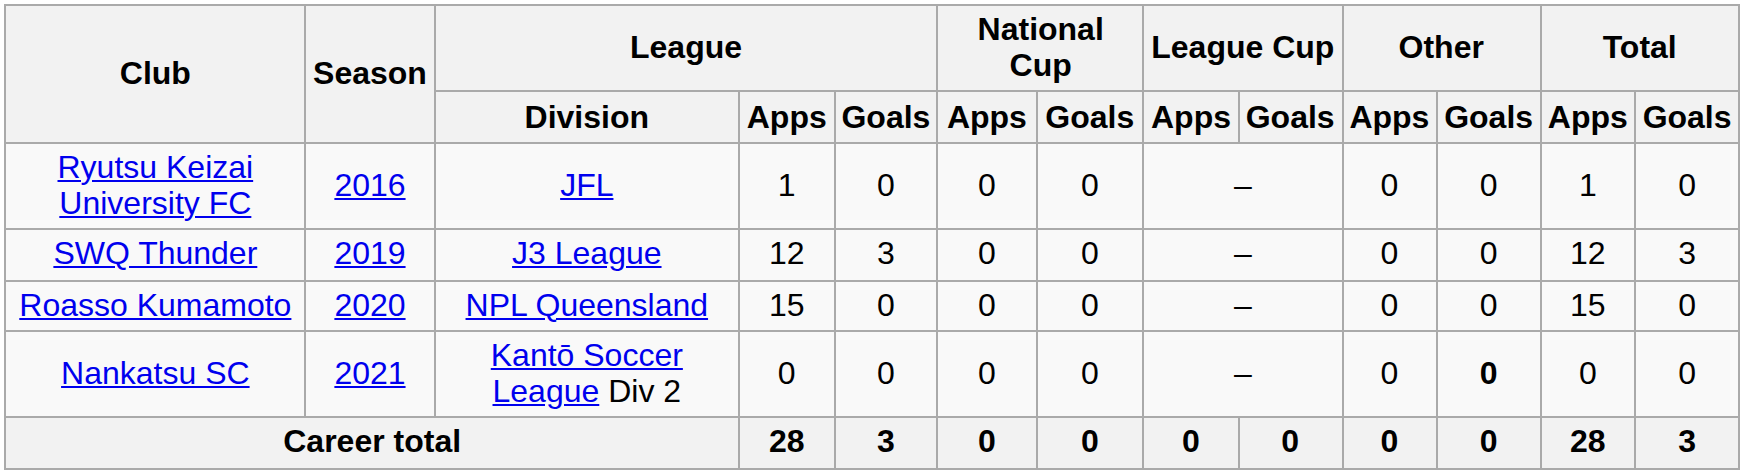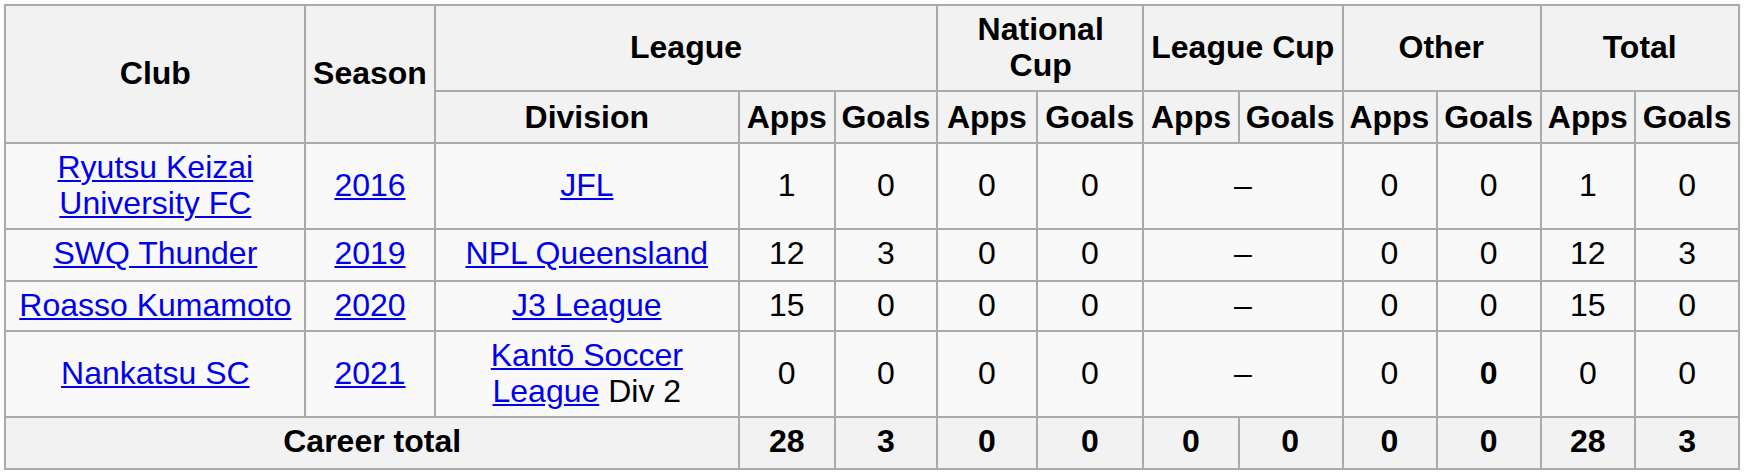(587, 254) J3 League -> (587, 254) NPL Queensland
(587, 304) NPL Queensland -> (587, 304) J3 League
